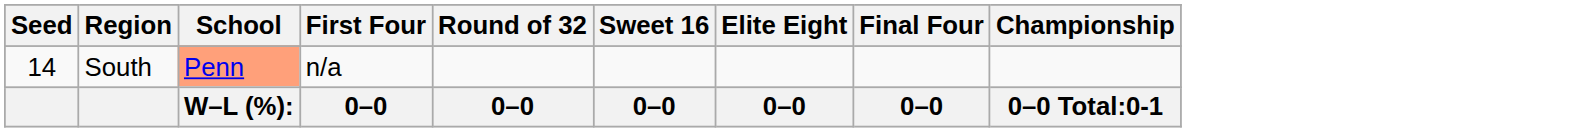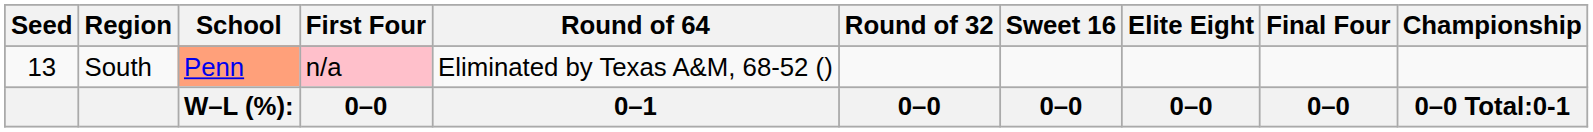+ column: (635, 26)
(42, 66) 14 -> (42, 66) 13
(324, 66) no background -> (324, 66) pink background
